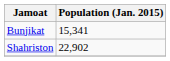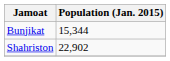(73, 30) 15,341 -> (73, 30) 15,344
